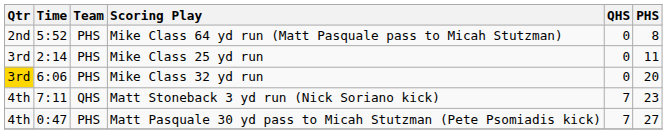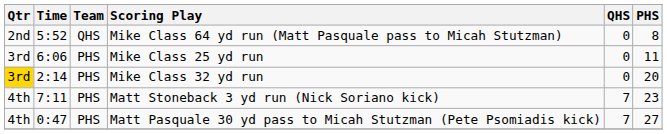(89, 36) PHS -> (89, 36) QHS
(52, 56) 2:14 -> (52, 56) 6:06
(52, 77) 6:06 -> (52, 77) 2:14
(89, 98) QHS -> (89, 98) PHS
